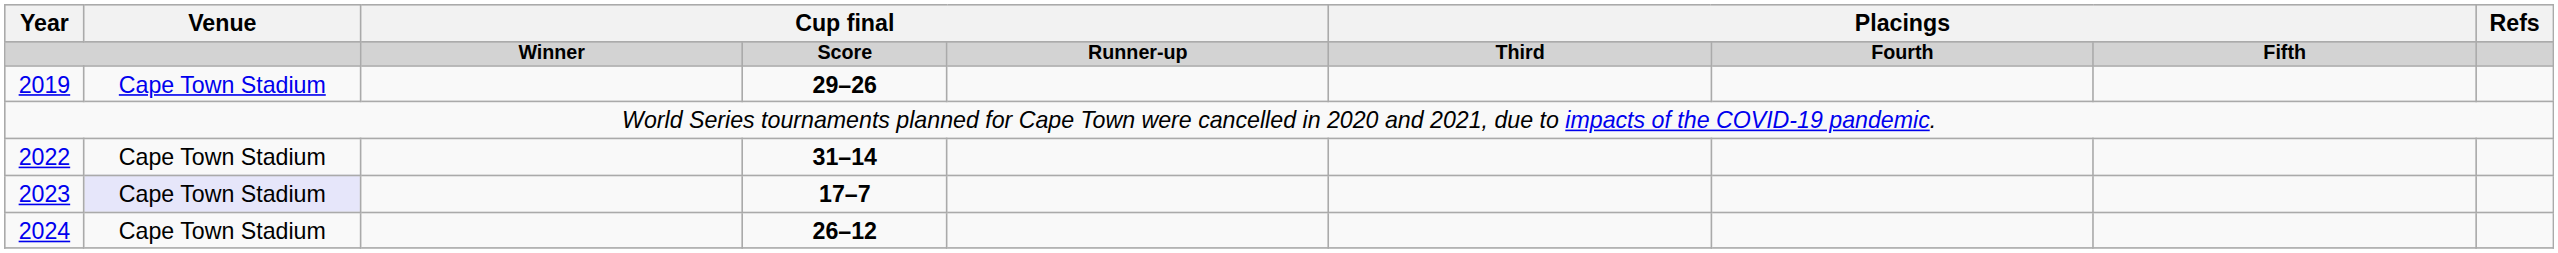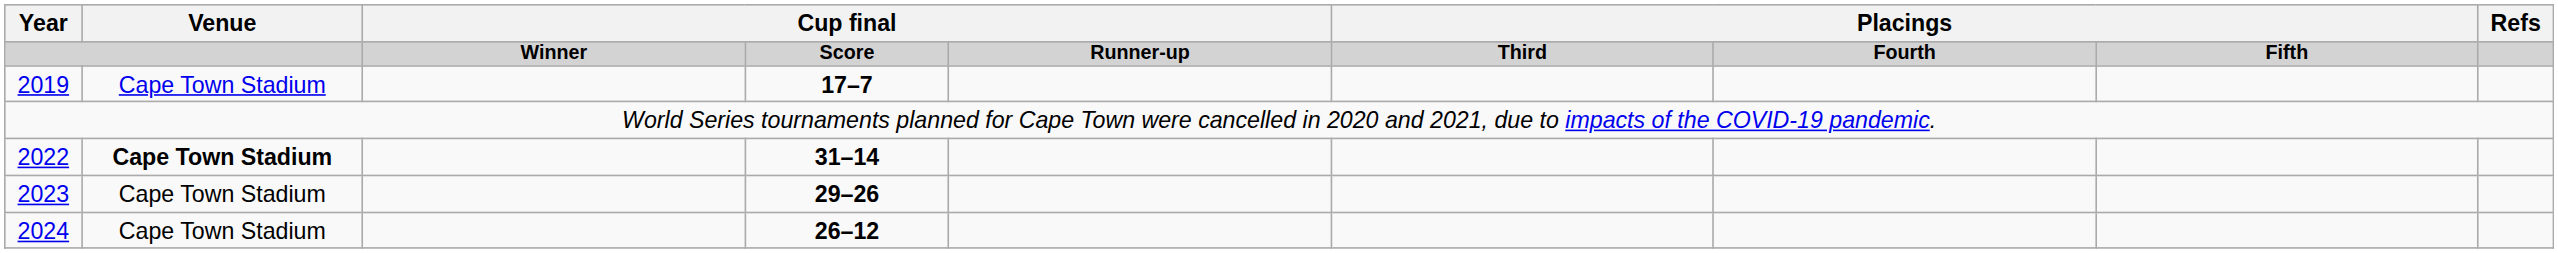(845, 84) 29–26 -> (847, 84) 17–7
(222, 157) normal -> (222, 157) bold
(222, 194) lavender background -> (222, 194) no background
(845, 194) 17–7 -> (847, 194) 29–26
